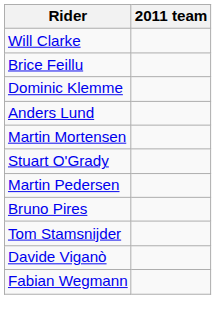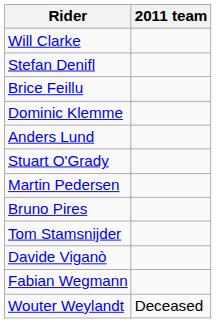+ row: (51, 64)
- row: (67, 137)
+ row: (66, 305)
